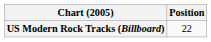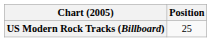(187, 28) 22 -> (187, 28) 25
